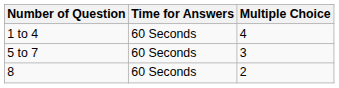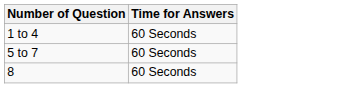- column: (285, 14)
